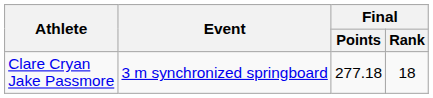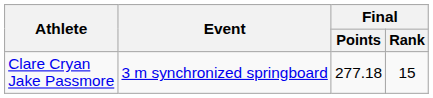(407, 73) 18 -> (407, 73) 15
